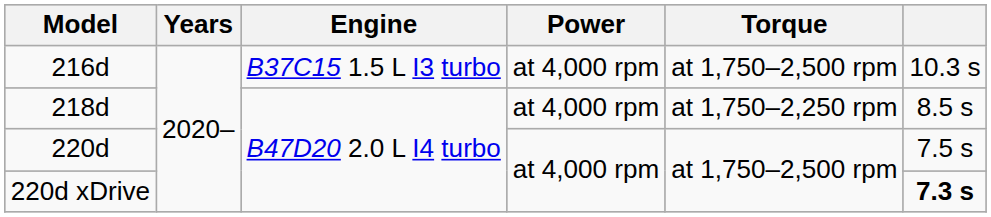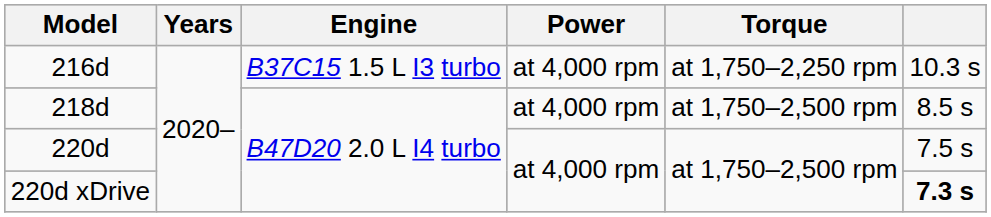(784, 66) at 1,750–2,500 rpm -> (784, 66) at 1,750–2,250 rpm
(784, 107) at 1,750–2,250 rpm -> (784, 107) at 1,750–2,500 rpm
